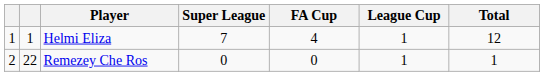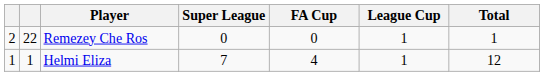rows swapped: (77, 37) <-> (96, 60)
